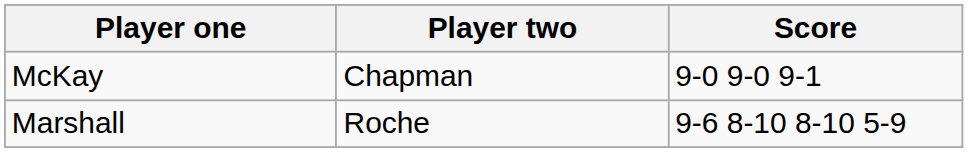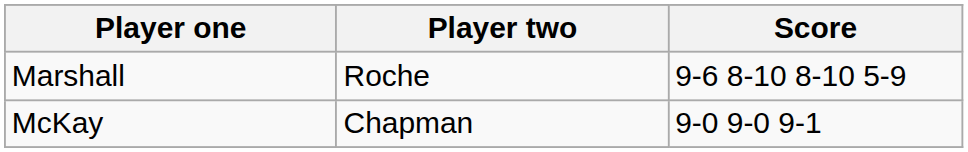rows swapped: (58, 75) <-> (68, 123)
